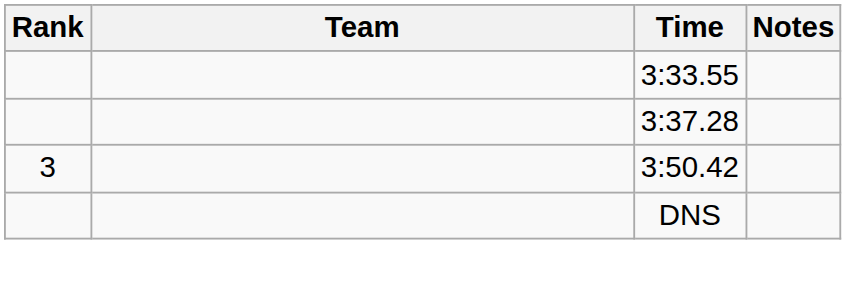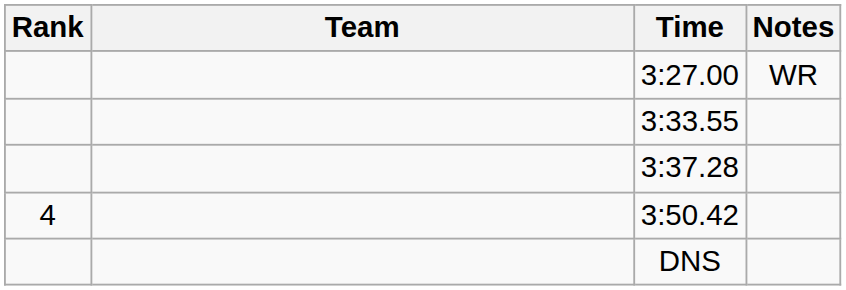+ row: (690, 74)
(48, 167) 3 -> (48, 214) 4
